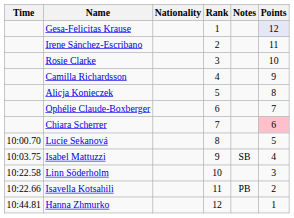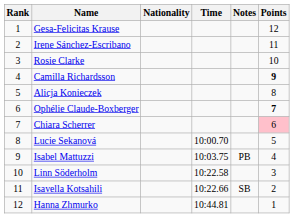columns swapped: (217, 12) <-> (24, 12)
(274, 28) lavender background -> (274, 28) no background
(274, 76) normal -> (274, 76) bold
(274, 108) normal -> (274, 108) bold
(245, 157) SB -> (245, 157) PB
(245, 189) PB -> (245, 189) SB
